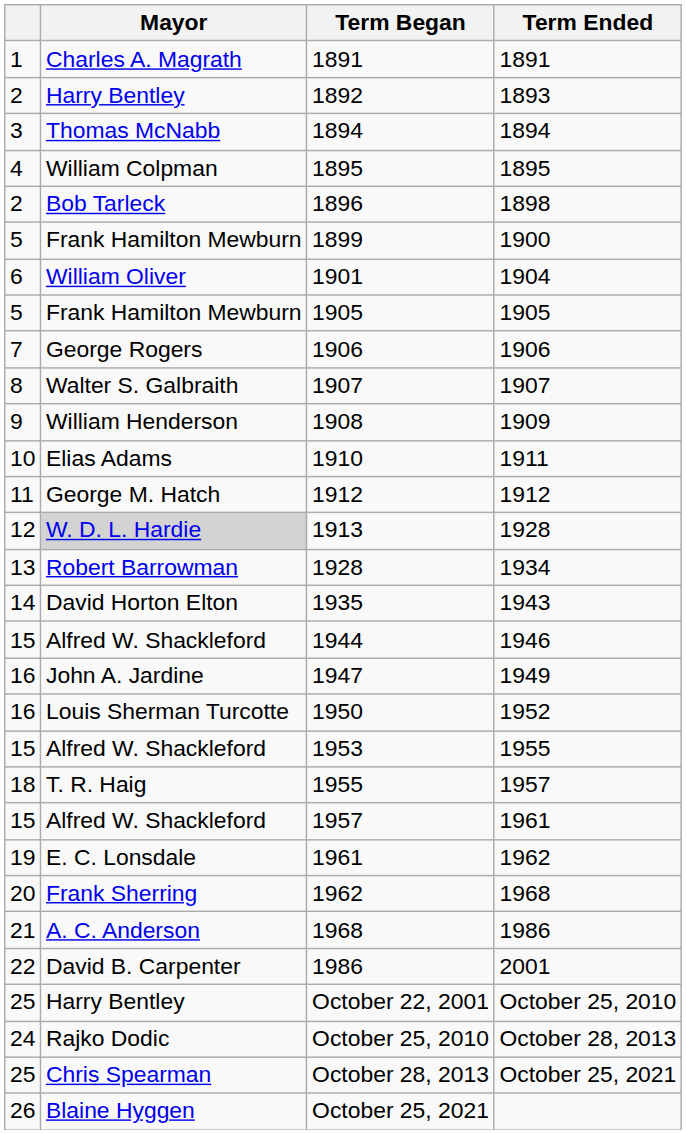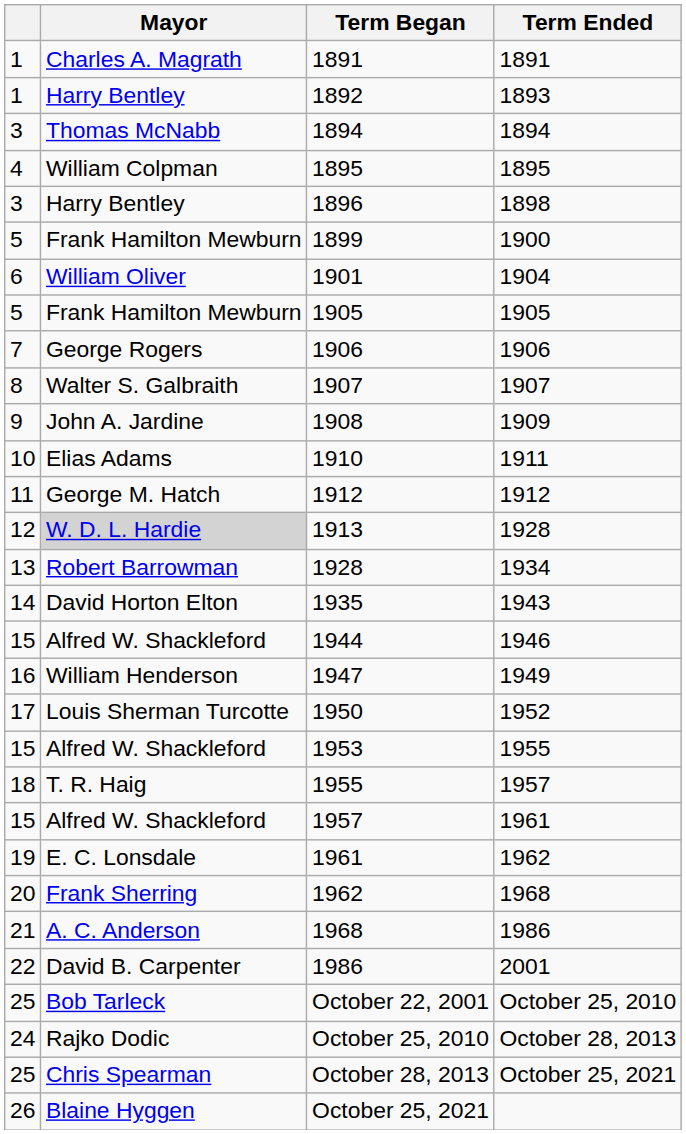(16, 95) 2 -> (16, 95) 1
(16, 204) 2 -> (16, 204) 3
(106, 204) Bob Tarleck -> (115, 204) Harry Bentley
(142, 421) William Henderson -> (125, 421) John A. Jardine
(125, 675) John A. Jardine -> (142, 675) William Henderson
(23, 712) 16 -> (23, 712) 17
(115, 1002) Harry Bentley -> (106, 1002) Bob Tarleck
